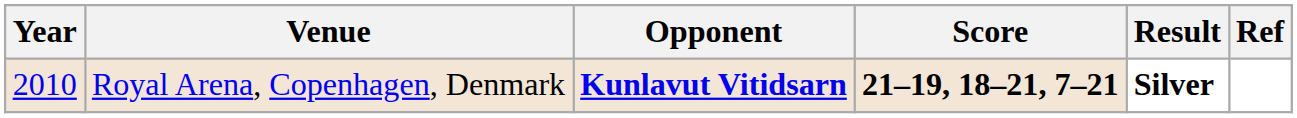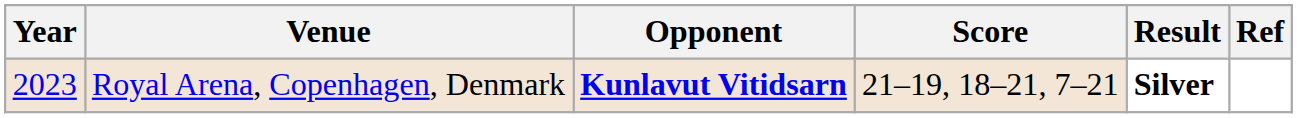(45, 84) 2010 -> (45, 84) 2023
(990, 84) bold -> (990, 84) normal
